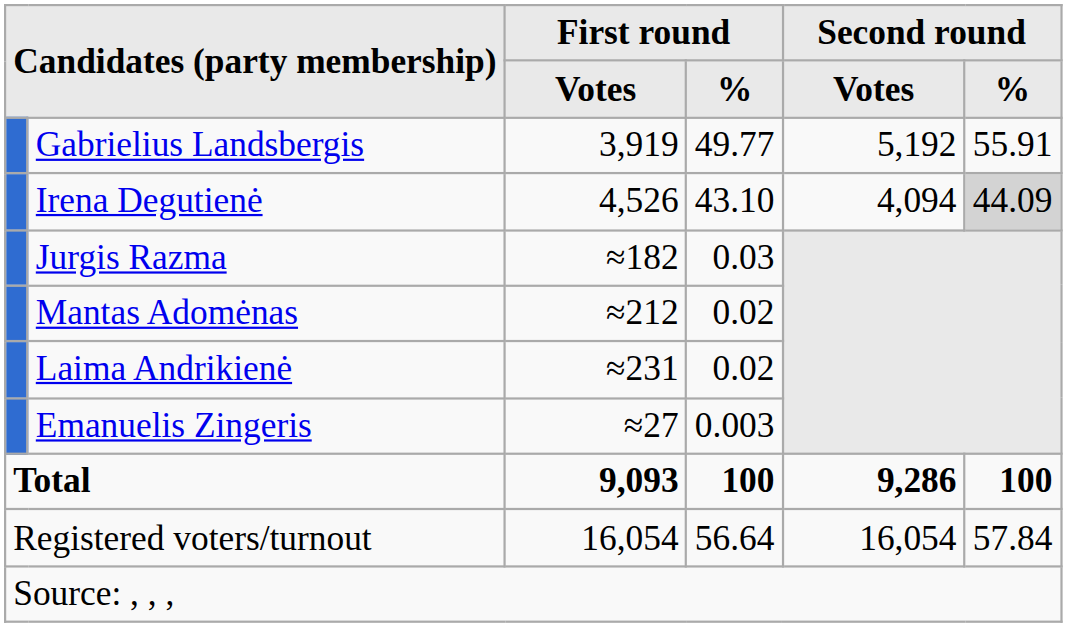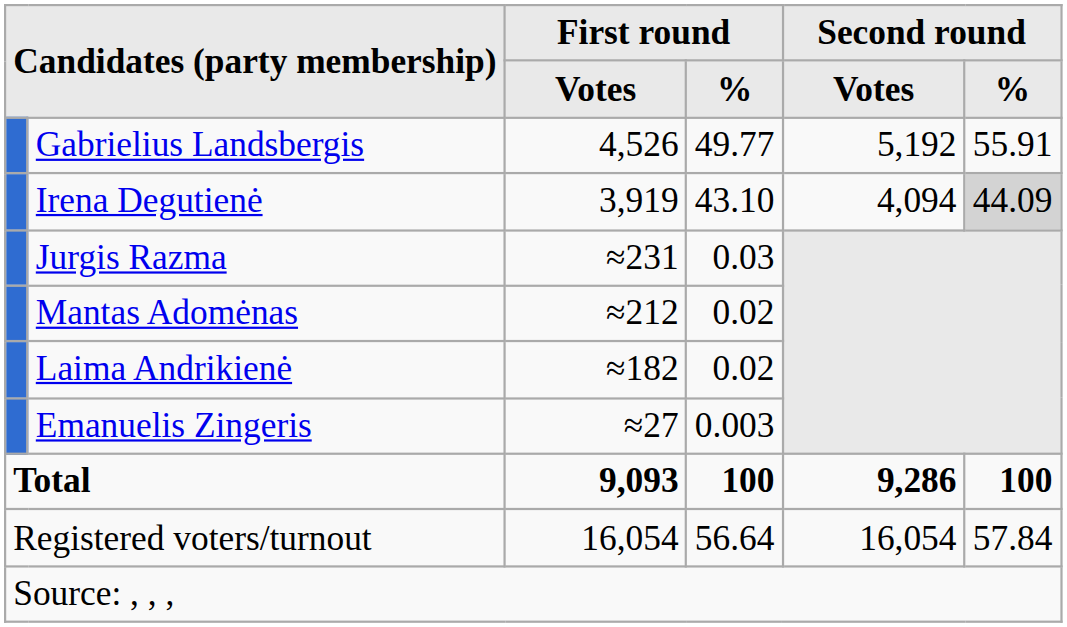(639, 144) 3,919 -> (639, 144) 4,526
(639, 200) 4,526 -> (639, 200) 3,919
(642, 256) ≈182 -> (642, 256) ≈231
(642, 369) ≈231 -> (642, 369) ≈182
